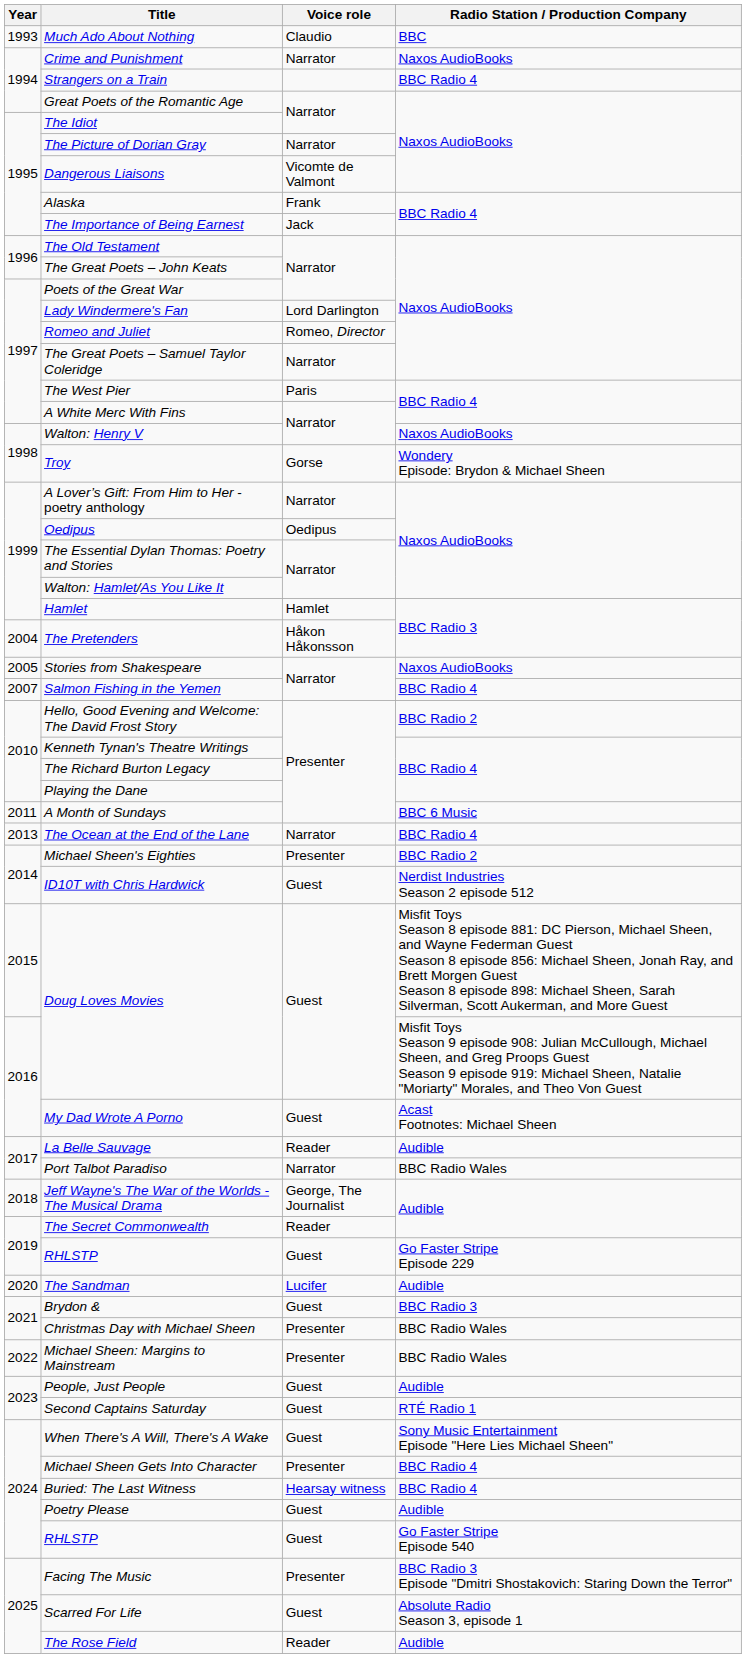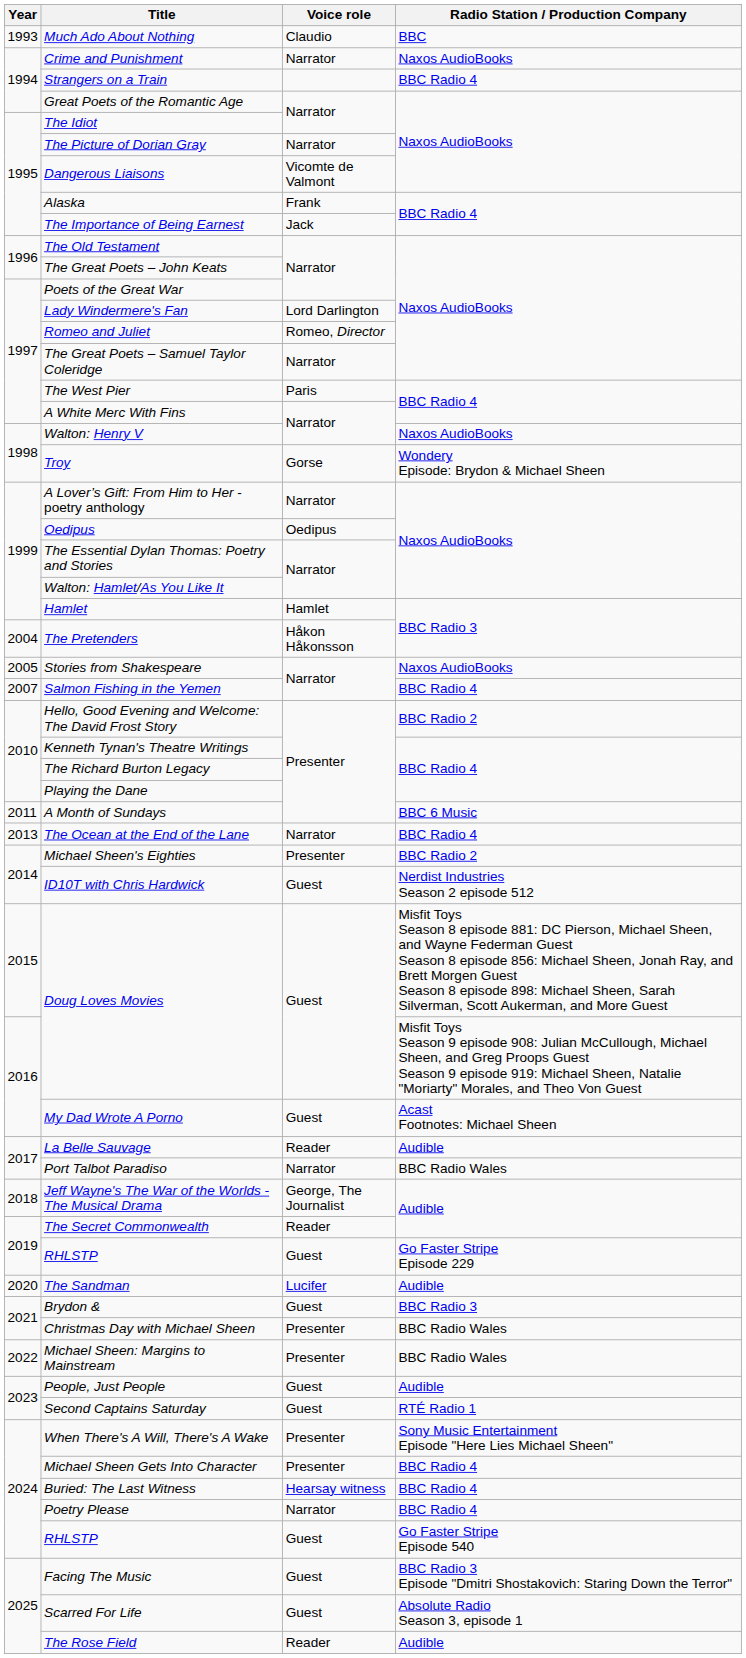(304, 1437) Guest -> (315, 1437) Presenter
(304, 1510) Guest -> (311, 1510) Narrator
(421, 1510) Audible -> (438, 1510) BBC Radio 4
(315, 1576) Presenter -> (304, 1576) Guest
